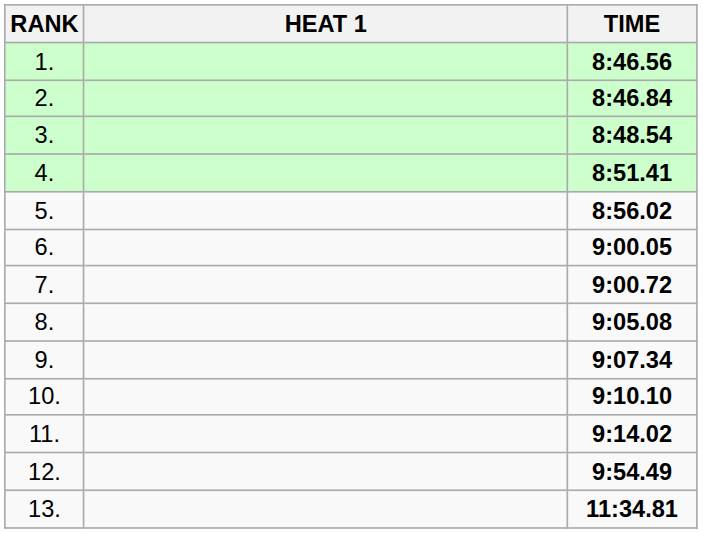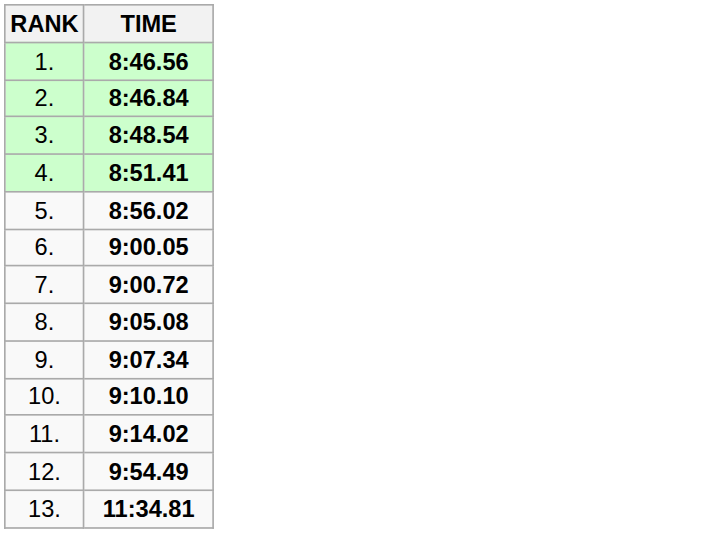- column: (326, 24)
